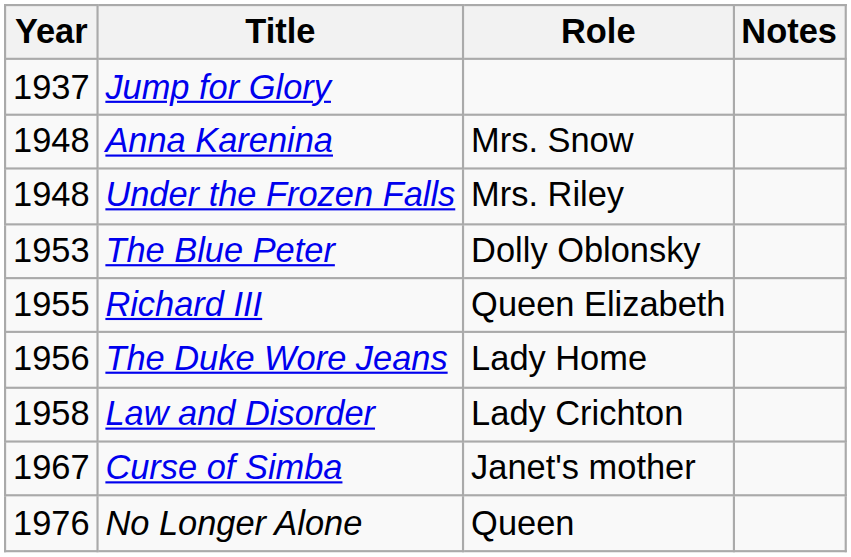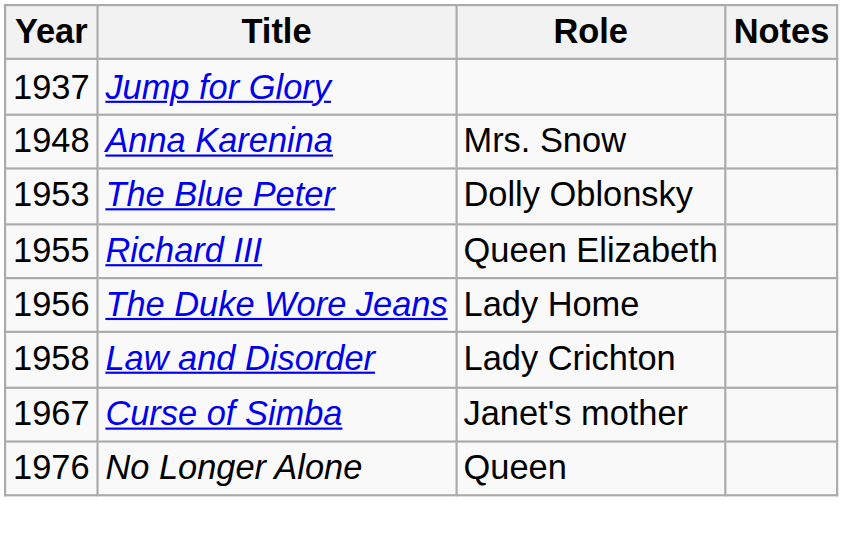- row: (280, 195)
